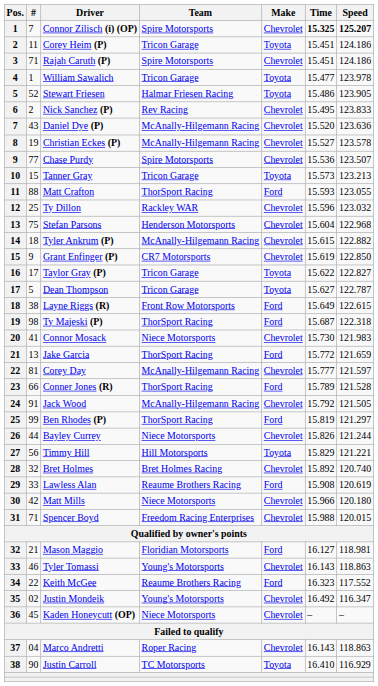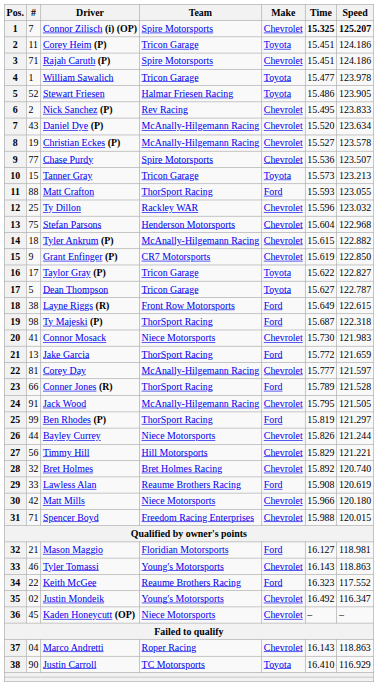(355, 126) 123.636 -> (355, 126) 123.634
(321, 403) 15.792 -> (321, 403) 15.795
(277, 452) Toyota -> (283, 452) Chevrolet
